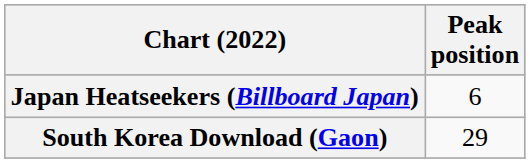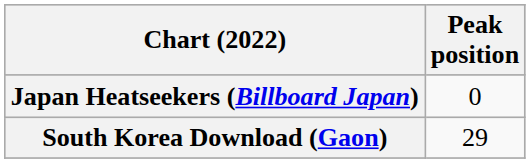(475, 95) 6 -> (475, 95) 0
